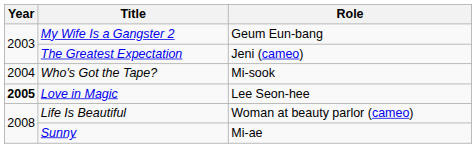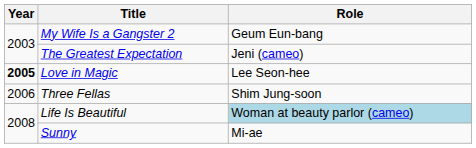- row: (99, 73)
+ row: (75, 93)
(322, 113) no background -> (322, 113) lightblue background
